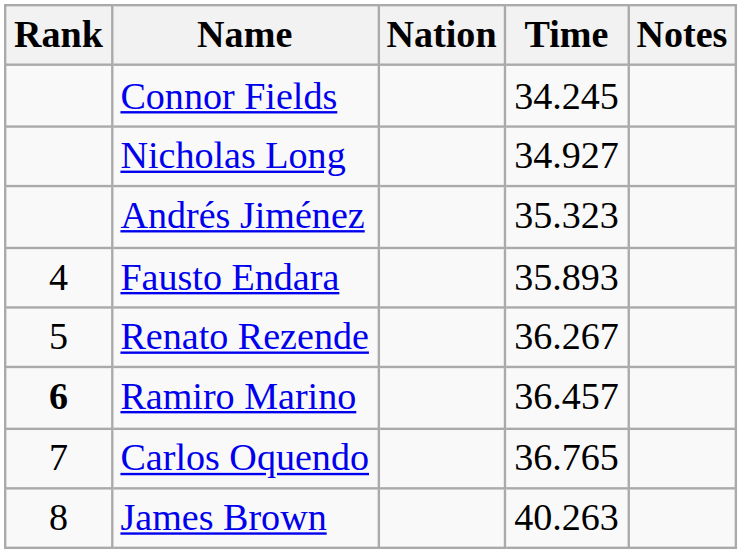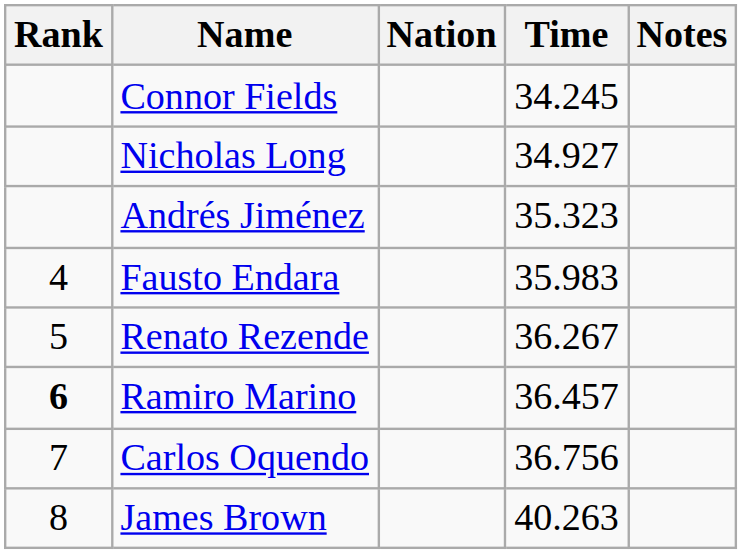(566, 276) 35.893 -> (566, 276) 35.983
(566, 457) 36.765 -> (566, 457) 36.756
